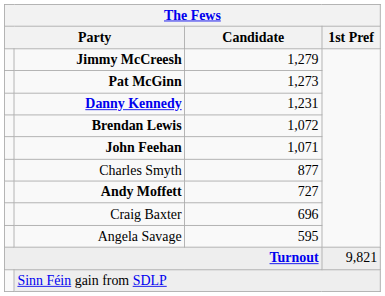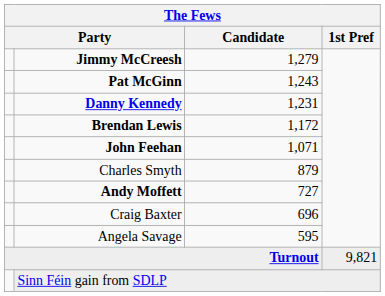(303, 81) 1,273 -> (303, 81) 1,243
(303, 125) 1,072 -> (303, 125) 1,172
(308, 170) 877 -> (308, 170) 879
